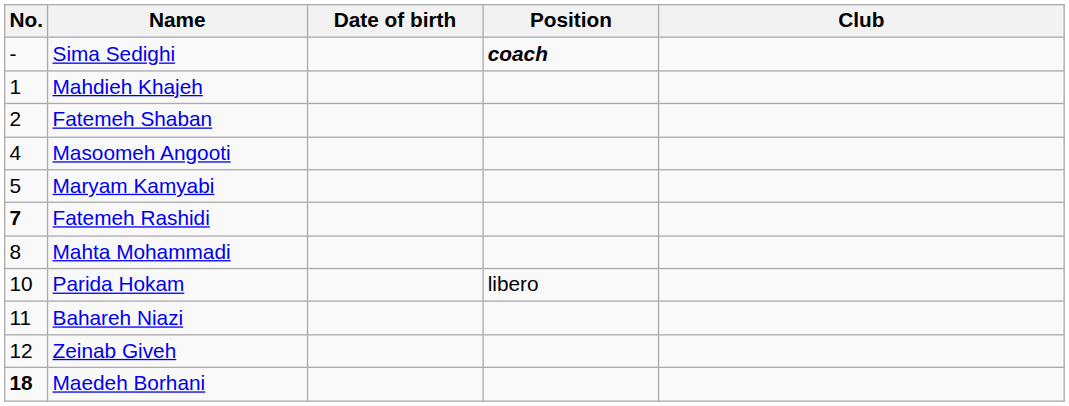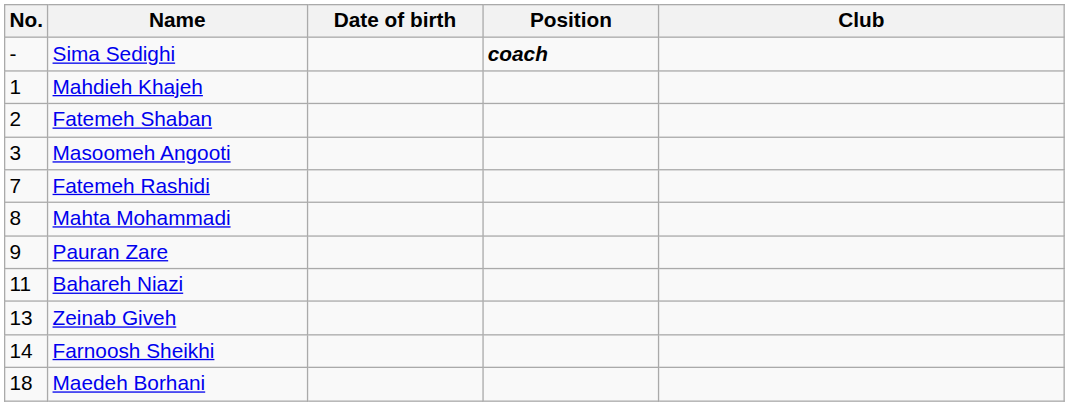(15, 152) 4 -> (15, 152) 3
- row: (133, 185)
(15, 218) bold -> (15, 185) normal
+ row: (110, 251)
- row: (118, 284)
(21, 350) 12 -> (21, 317) 13
+ row: (133, 350)
(21, 383) bold -> (21, 383) normal
